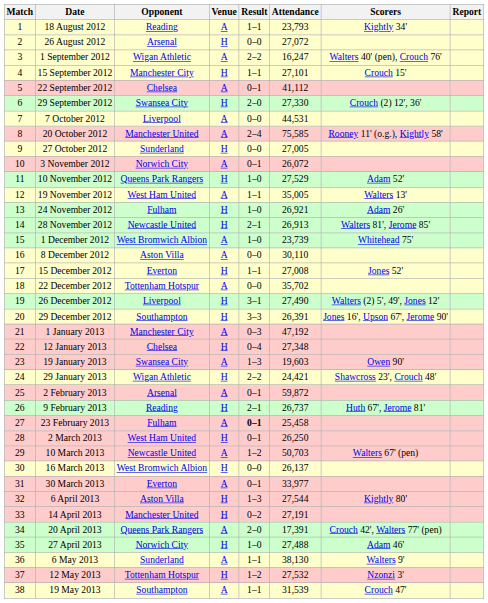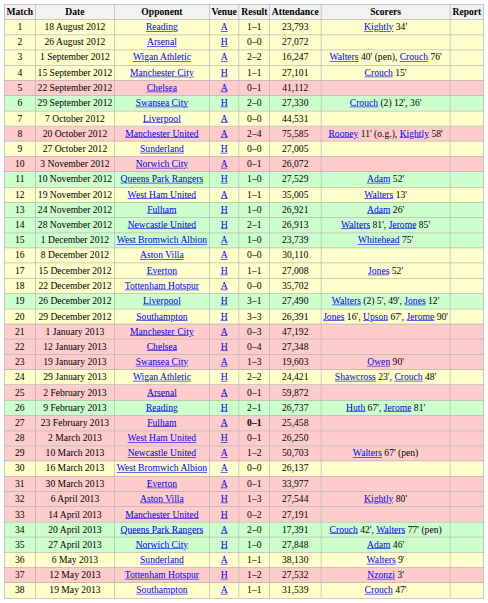(224, 468) H -> (224, 468) A
(295, 544) 27,488 -> (295, 544) 27,848
